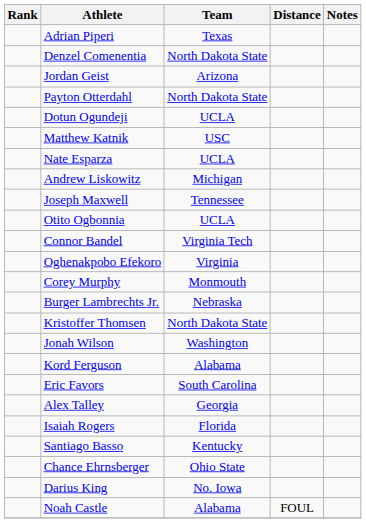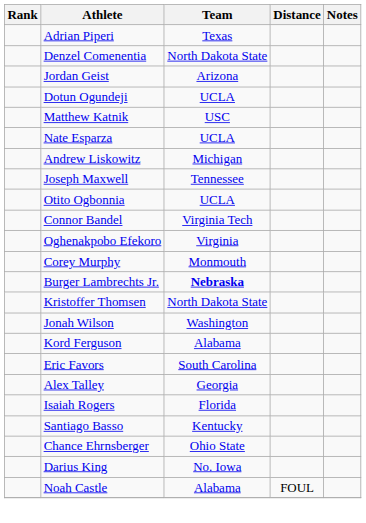- row: (88, 96)
(217, 302) normal -> (217, 281) bold
